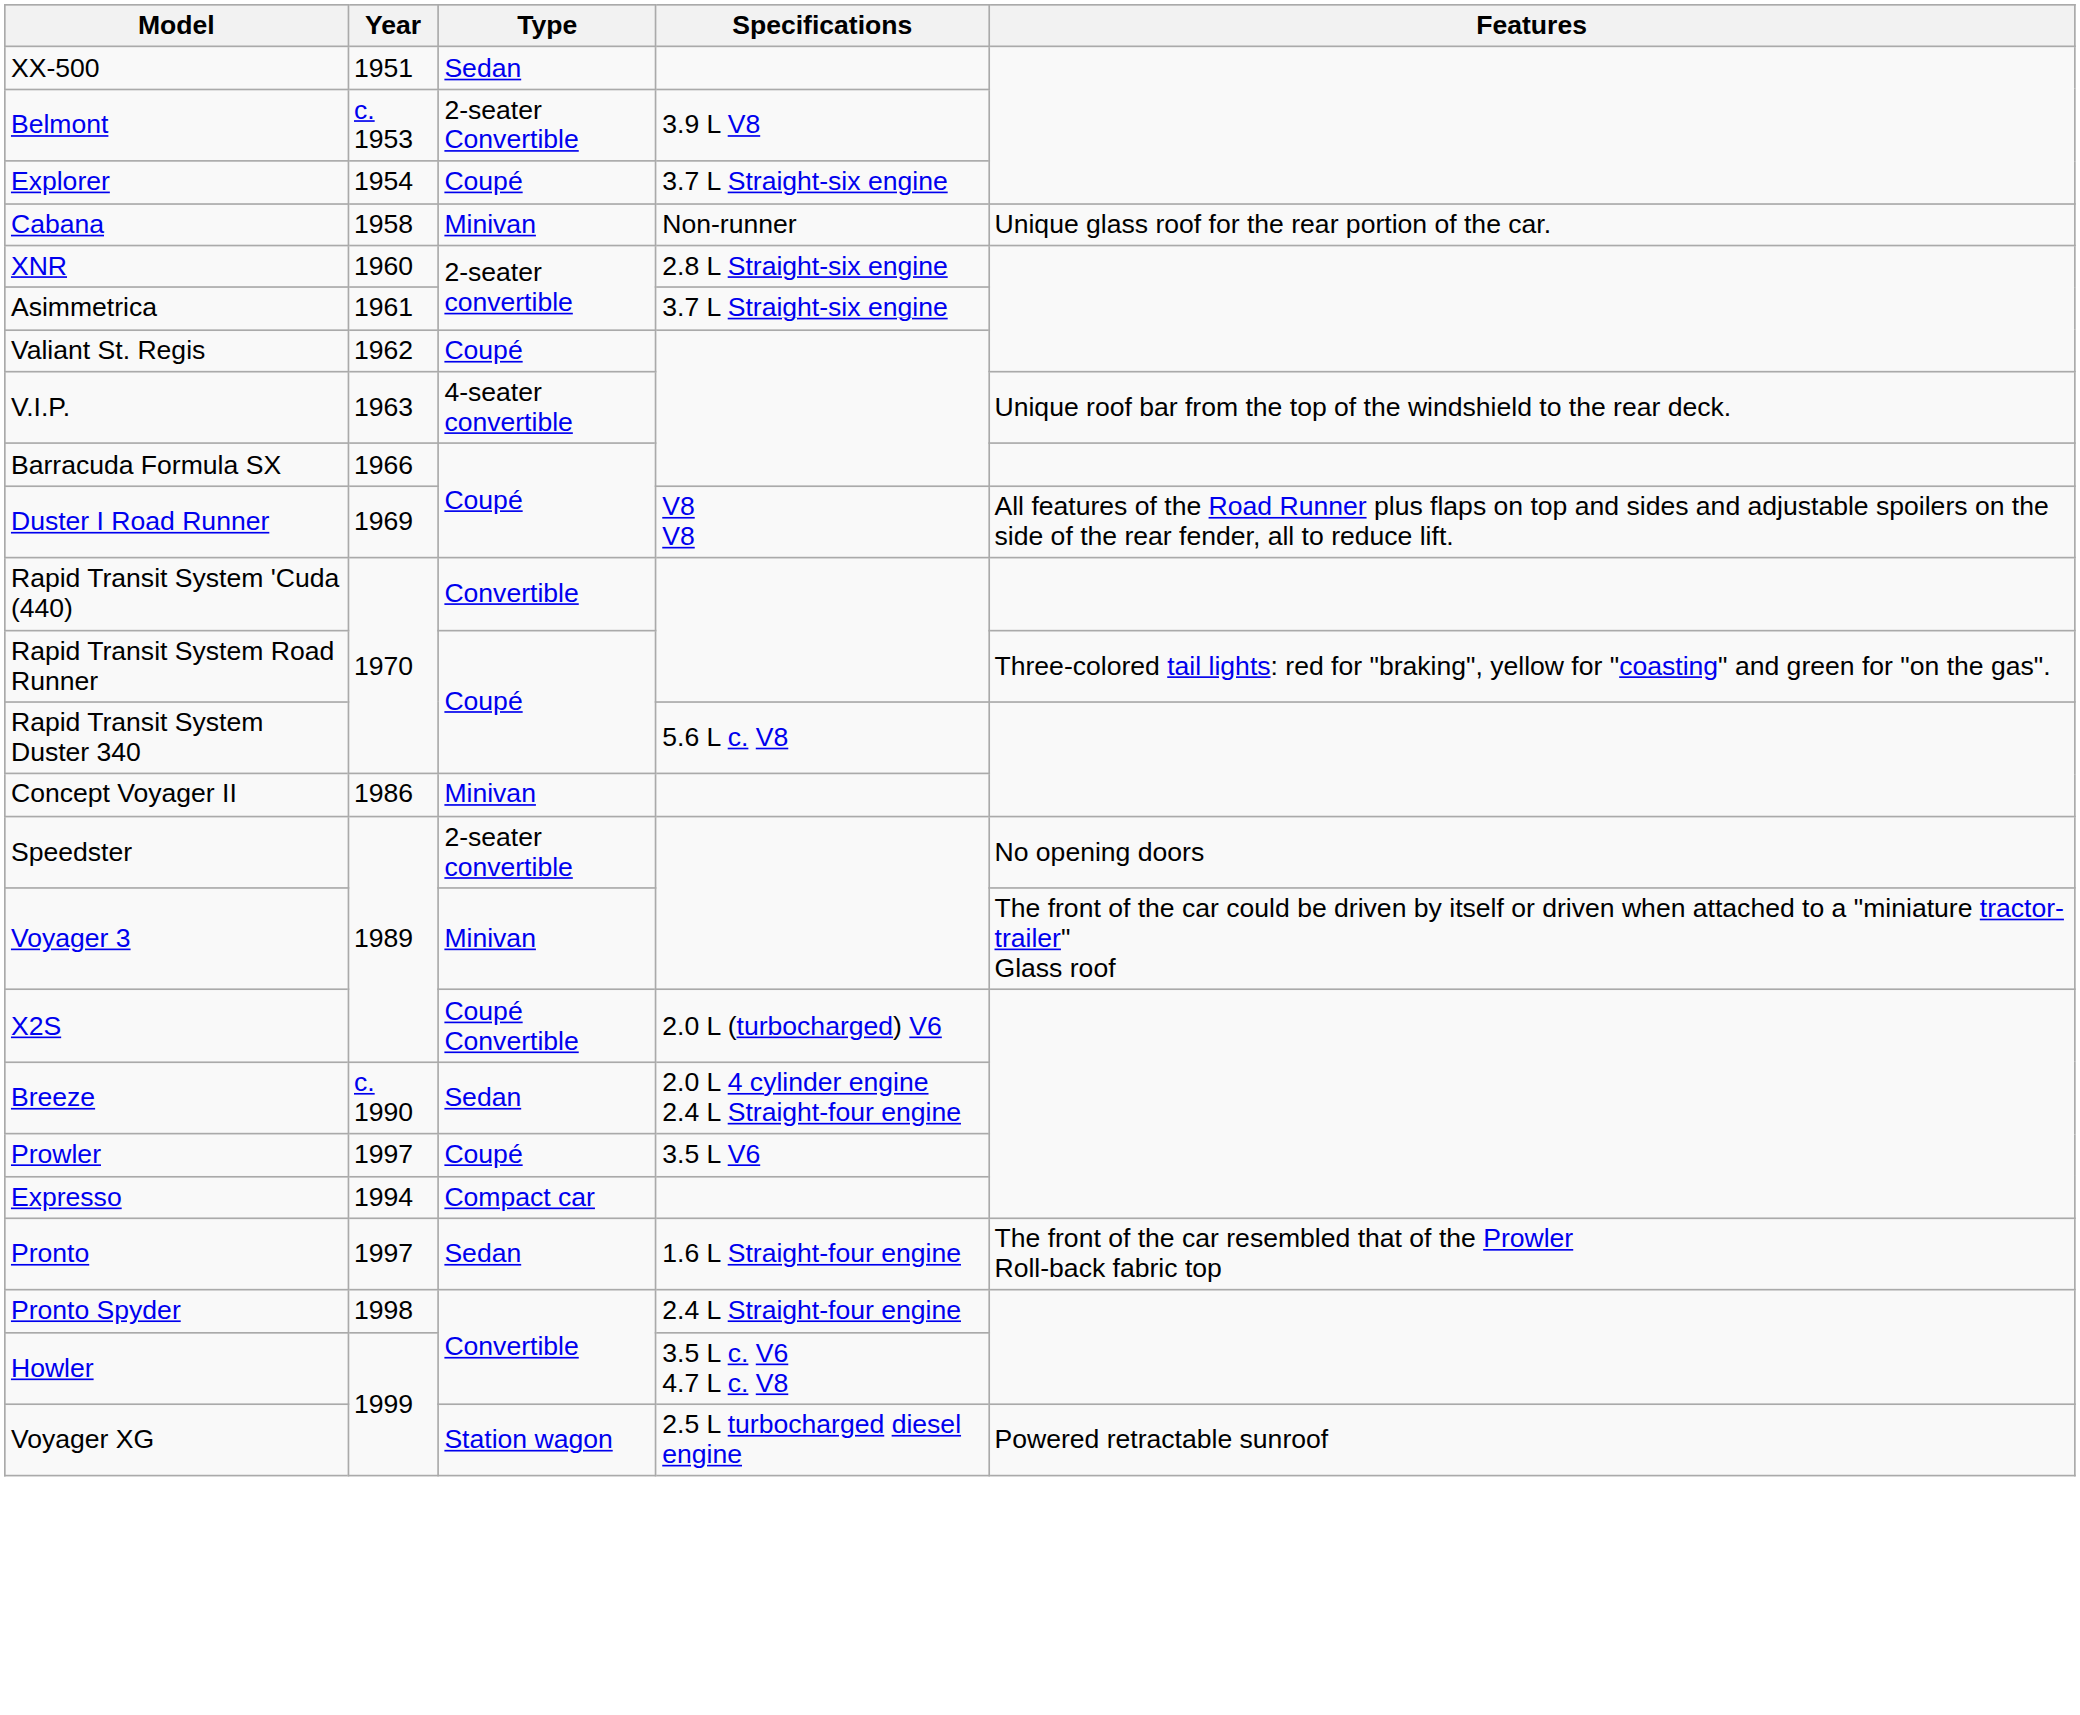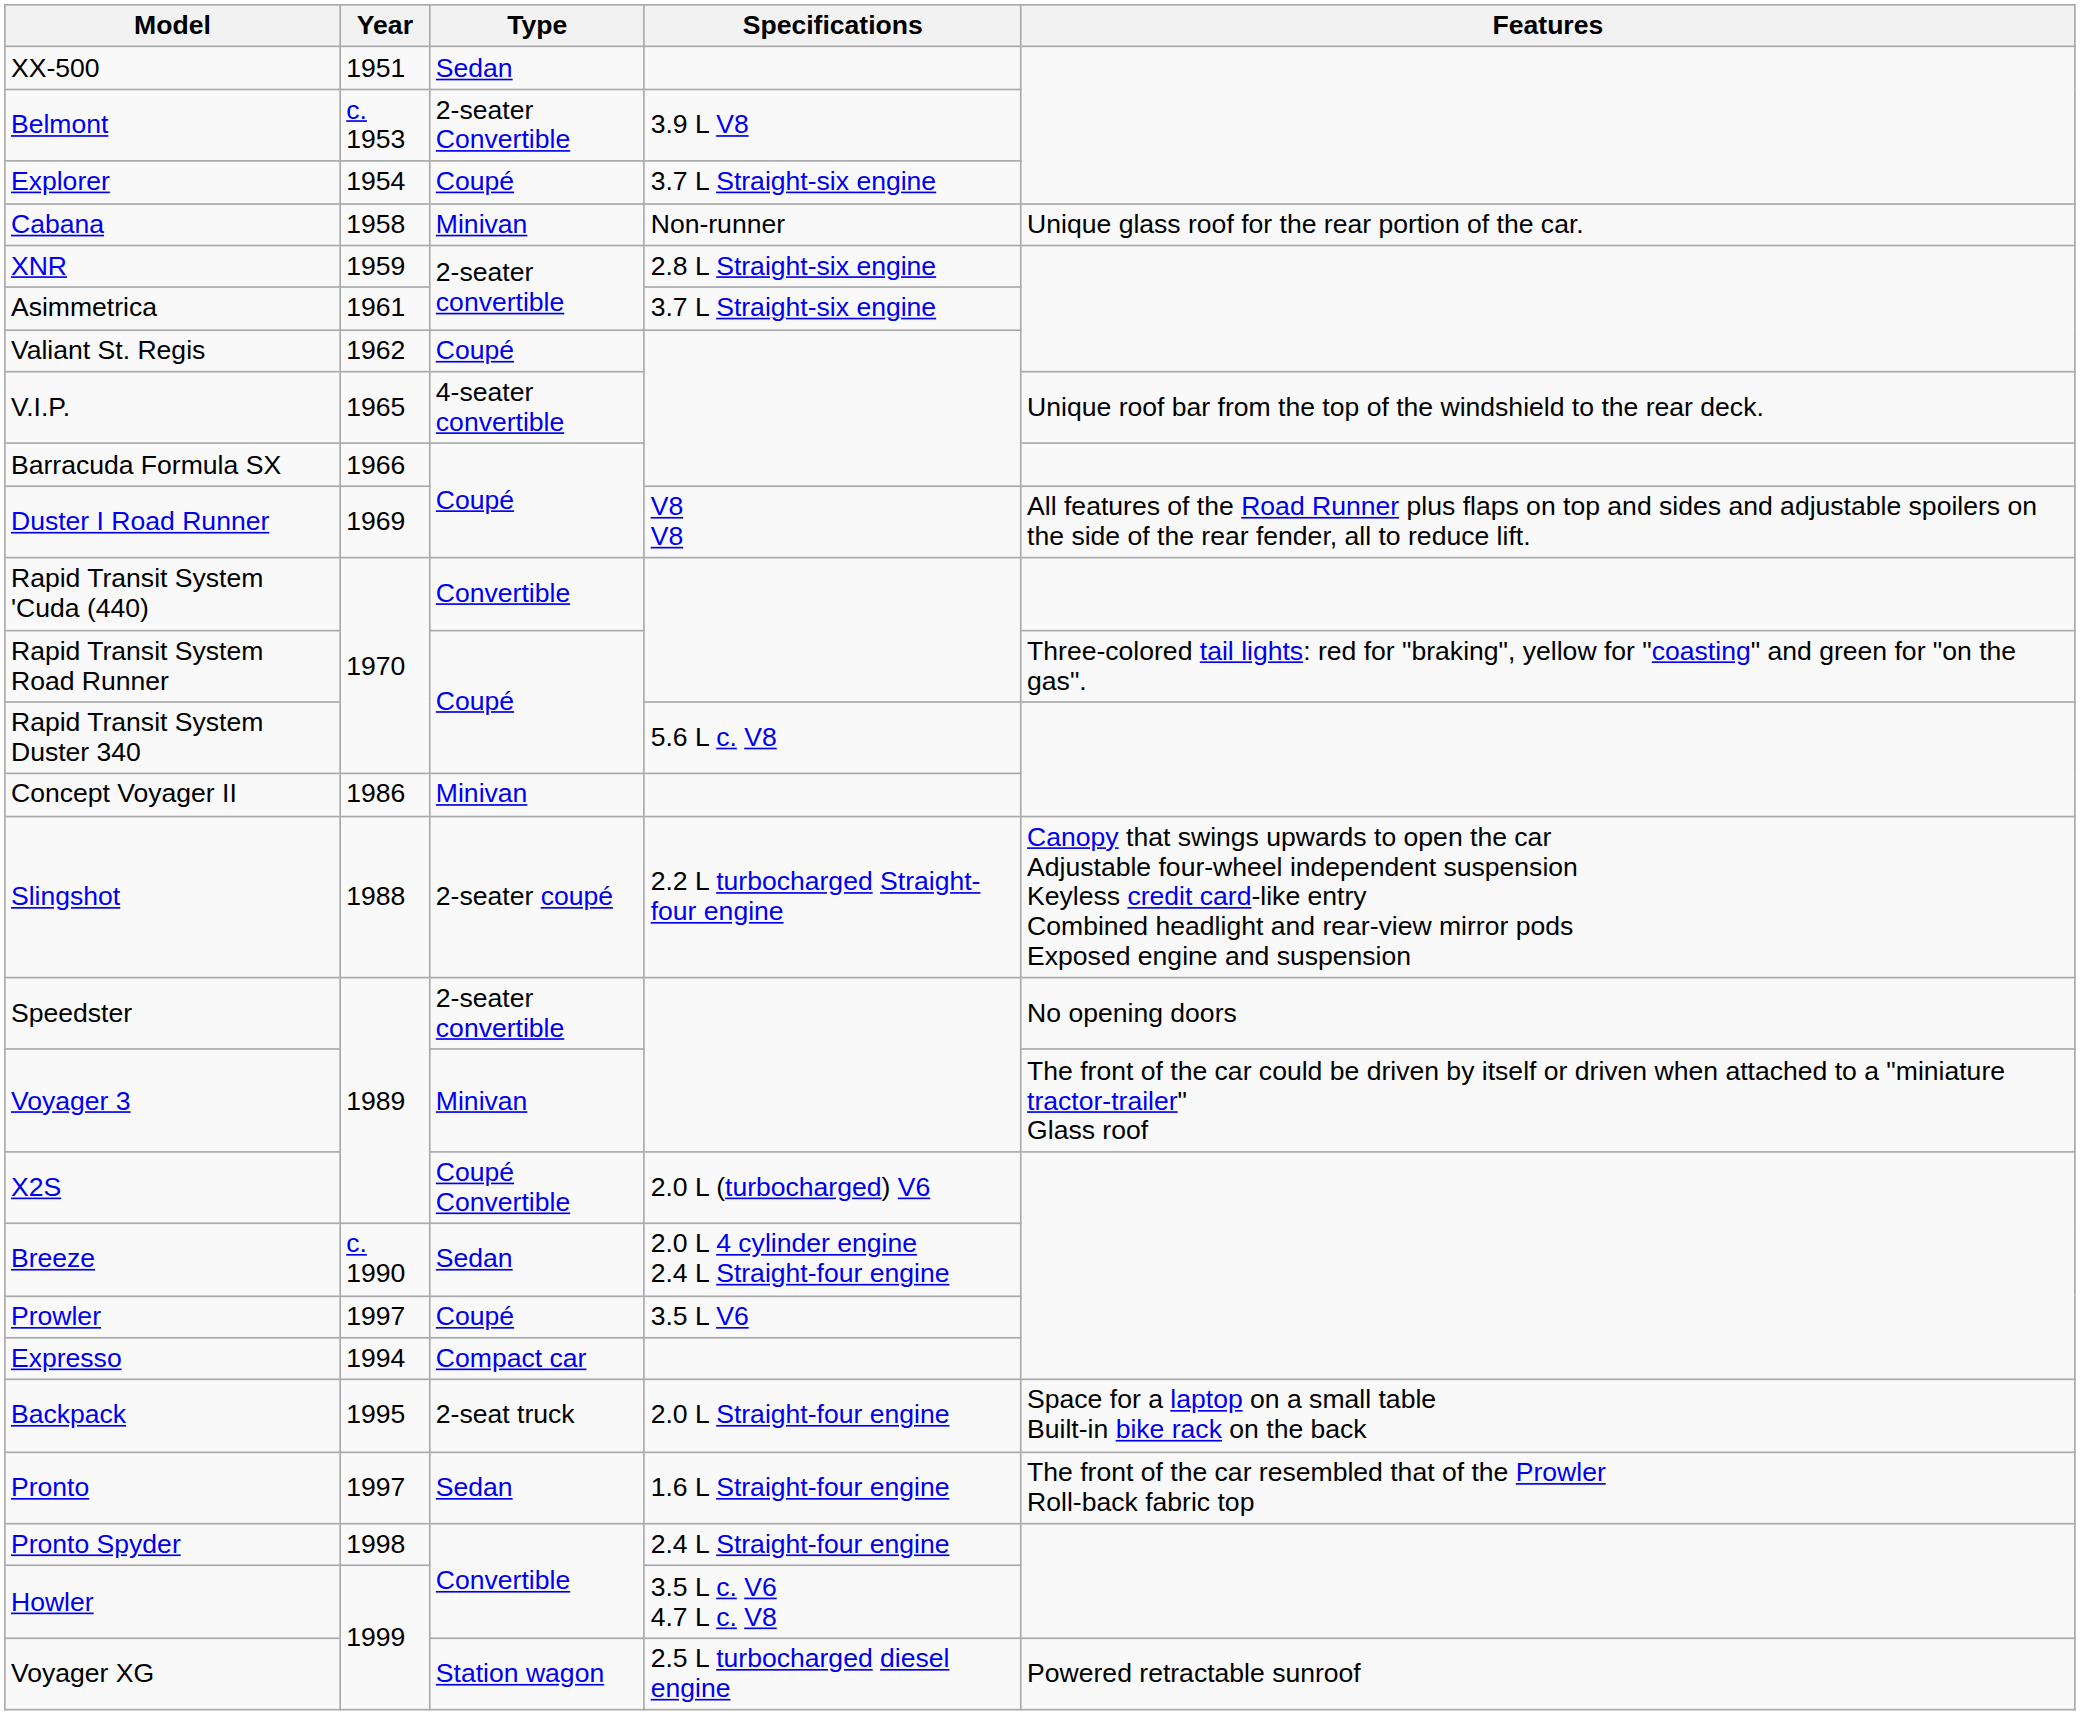(384, 266) 1960 -> (376, 266) 1959
(384, 407) 1963 -> (376, 407) 1965
+ row: (66, 896)
+ row: (69, 1415)
